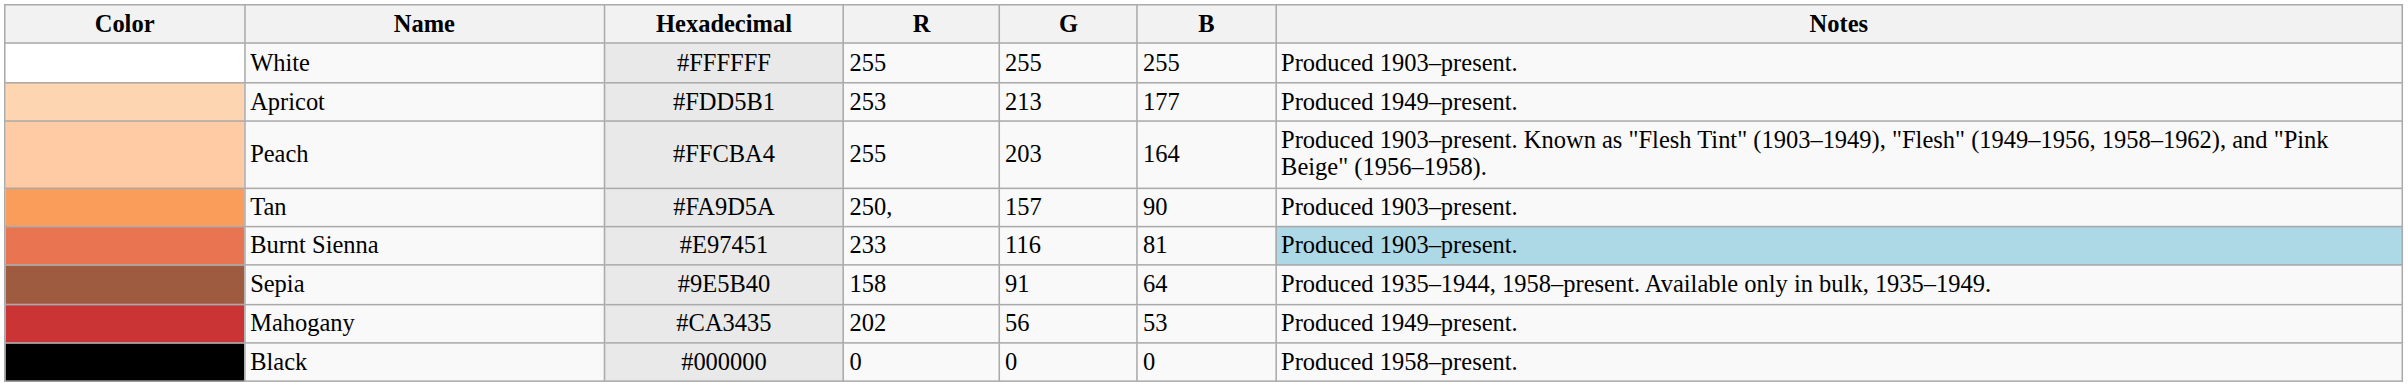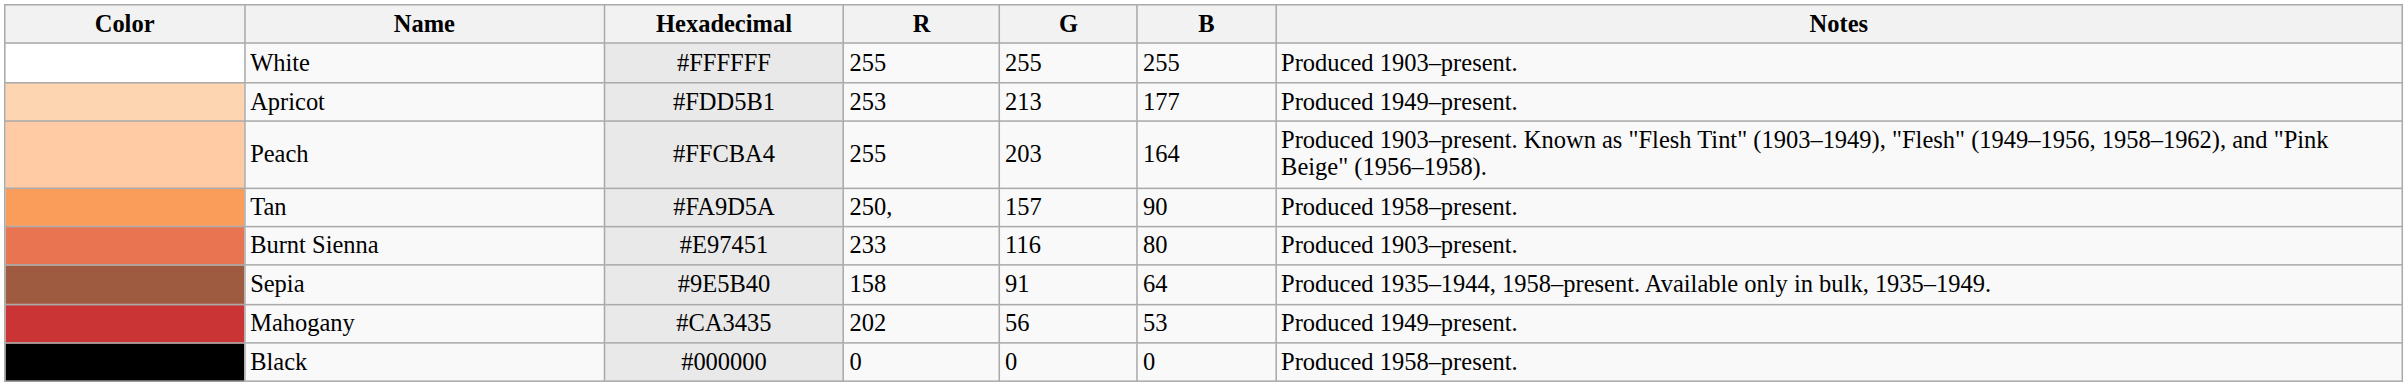(1399, 206) Produced 1903–present. -> (1399, 206) Produced 1958–present.
(1155, 245) 81 -> (1155, 245) 80
(1399, 245) lightblue background -> (1399, 245) no background
